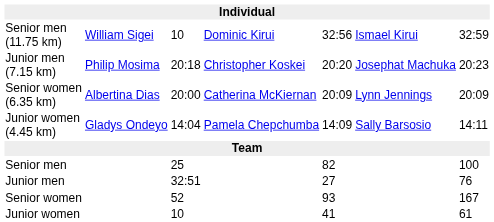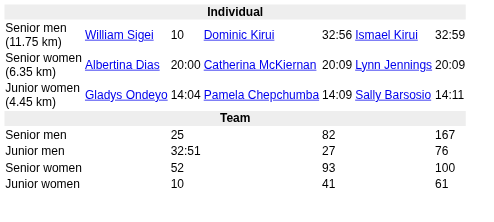- row: (35, 65)
(469, 165) 100 -> (445, 135) 167
(469, 198) 167 -> (445, 168) 100
